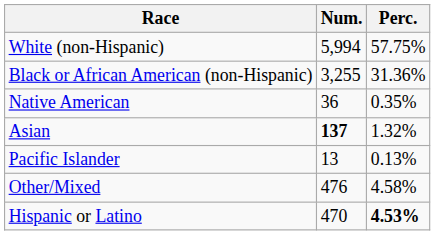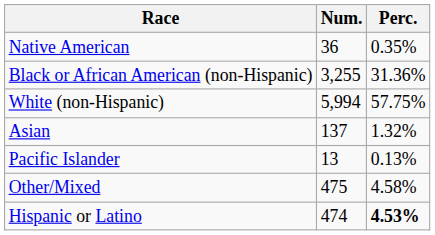rows swapped: (86, 46) <-> (69, 103)
(334, 131) bold -> (334, 131) normal
(334, 187) 476 -> (334, 187) 475
(334, 215) 470 -> (334, 215) 474
